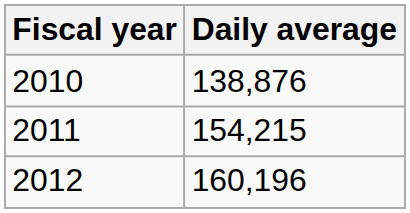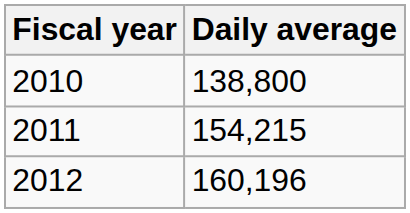(249, 80) 138,876 -> (249, 80) 138,800
